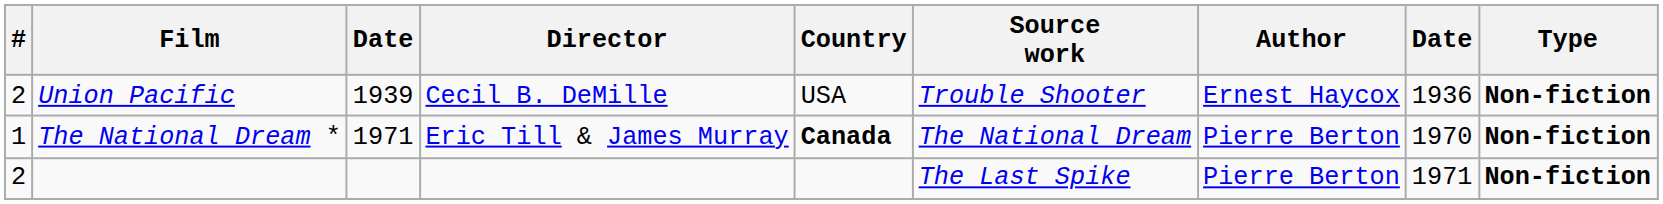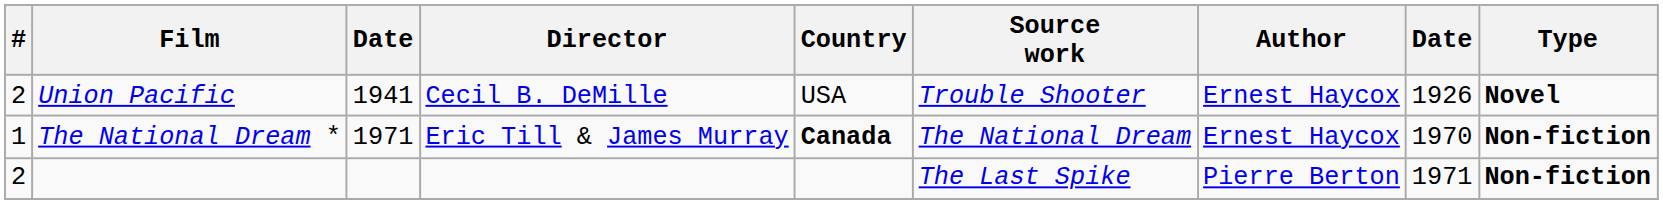(383, 96) 1939 -> (383, 96) 1941
(1442, 96) 1936 -> (1442, 96) 1926
(1568, 96) Non-fiction -> (1522, 96) Novel
(1301, 137) Pierre Berton -> (1301, 137) Ernest Haycox
